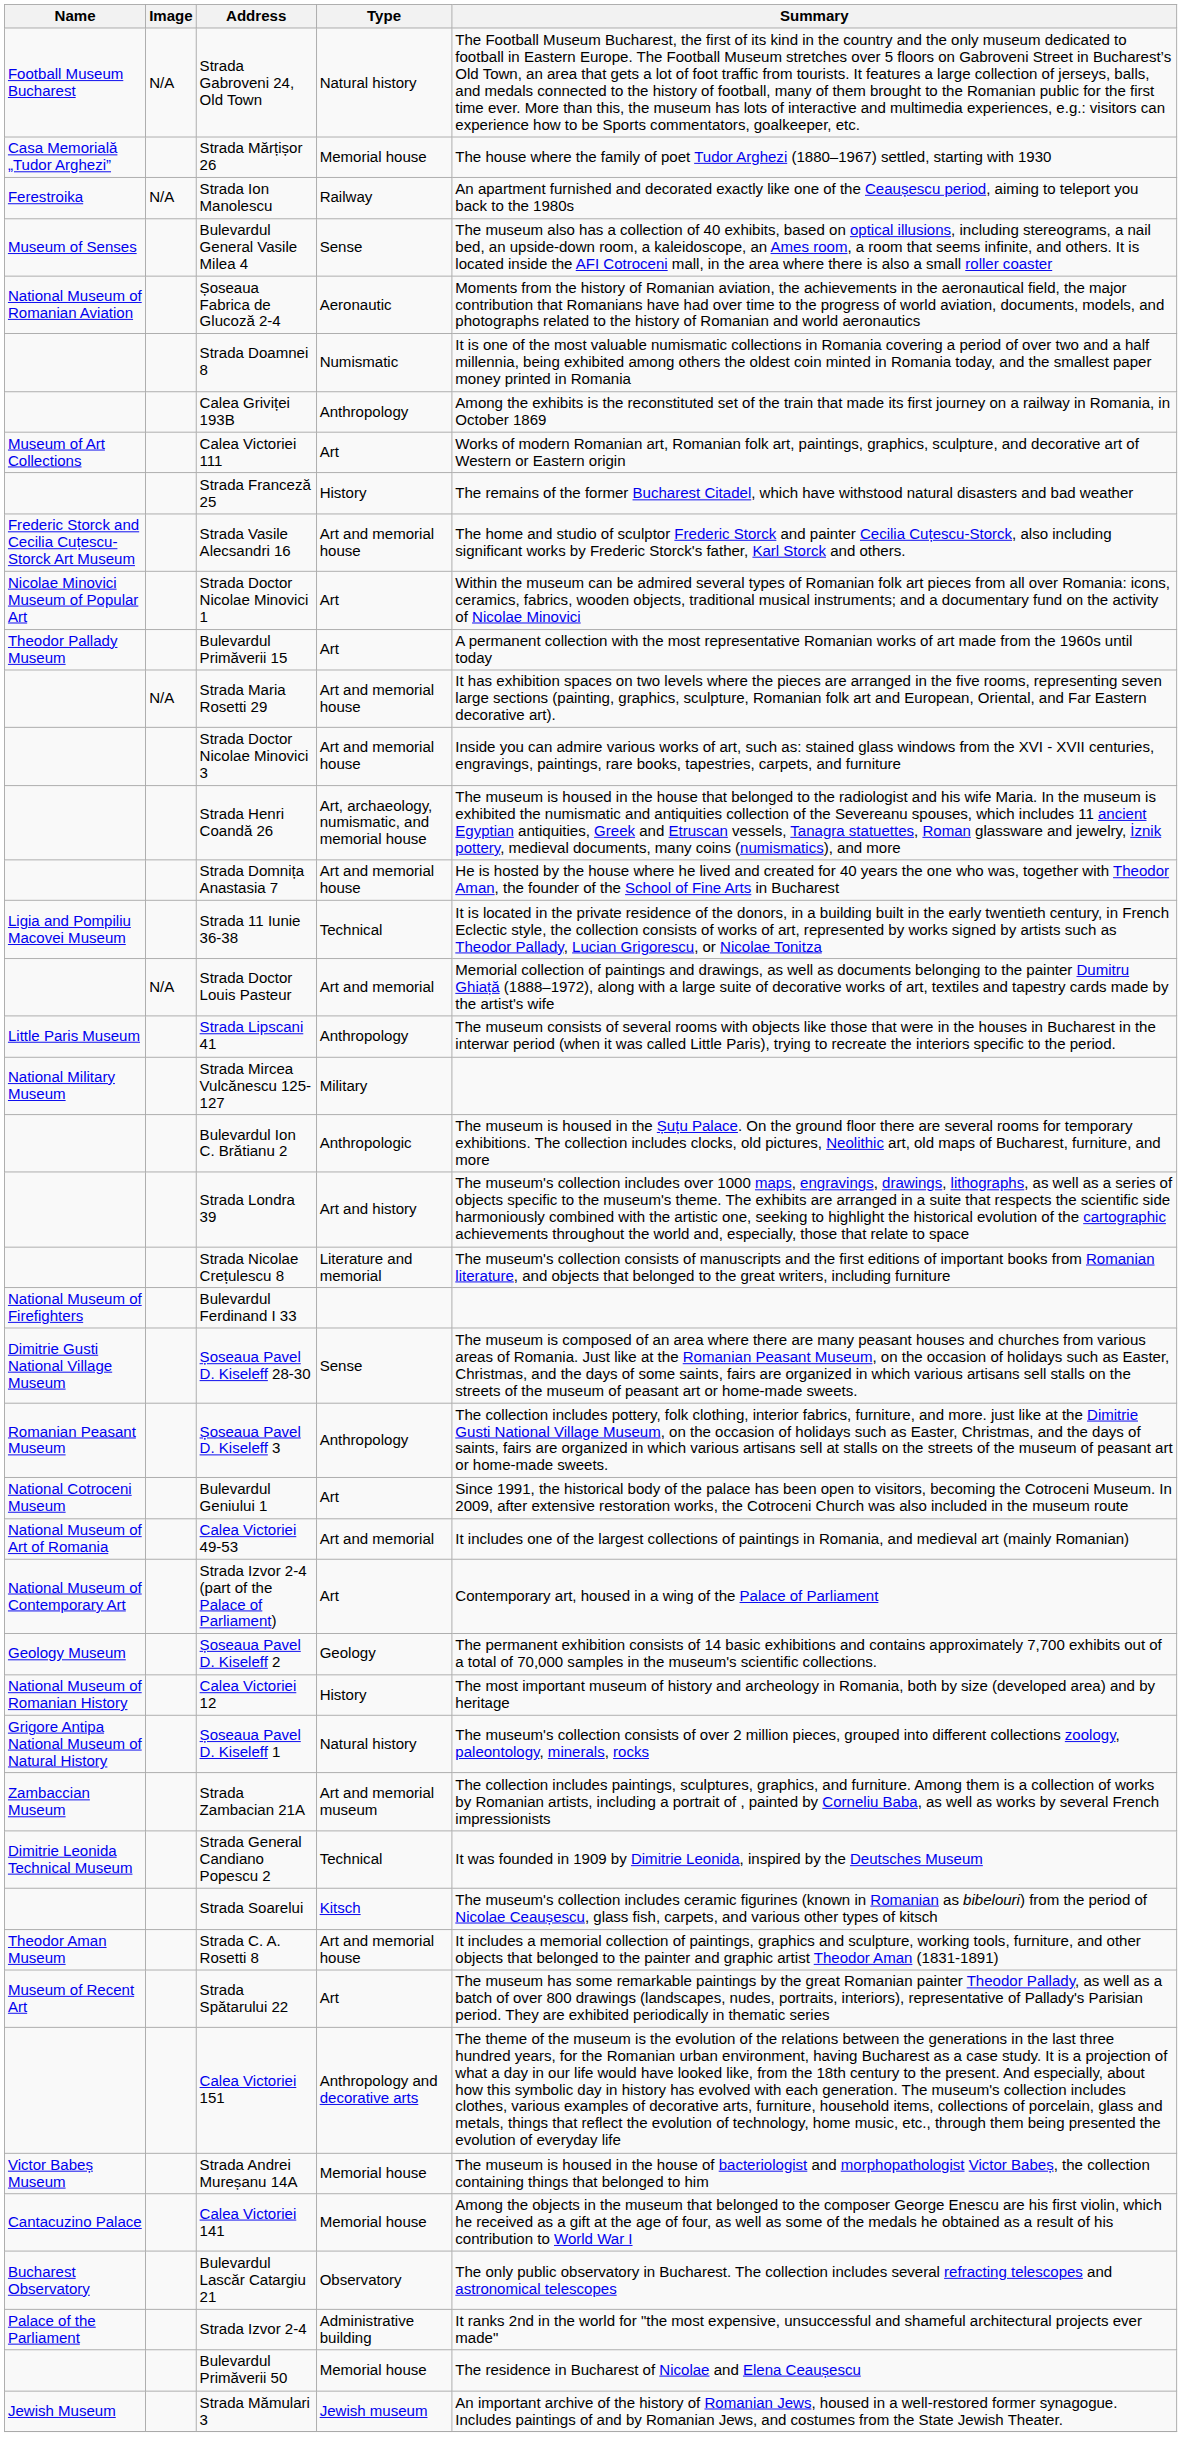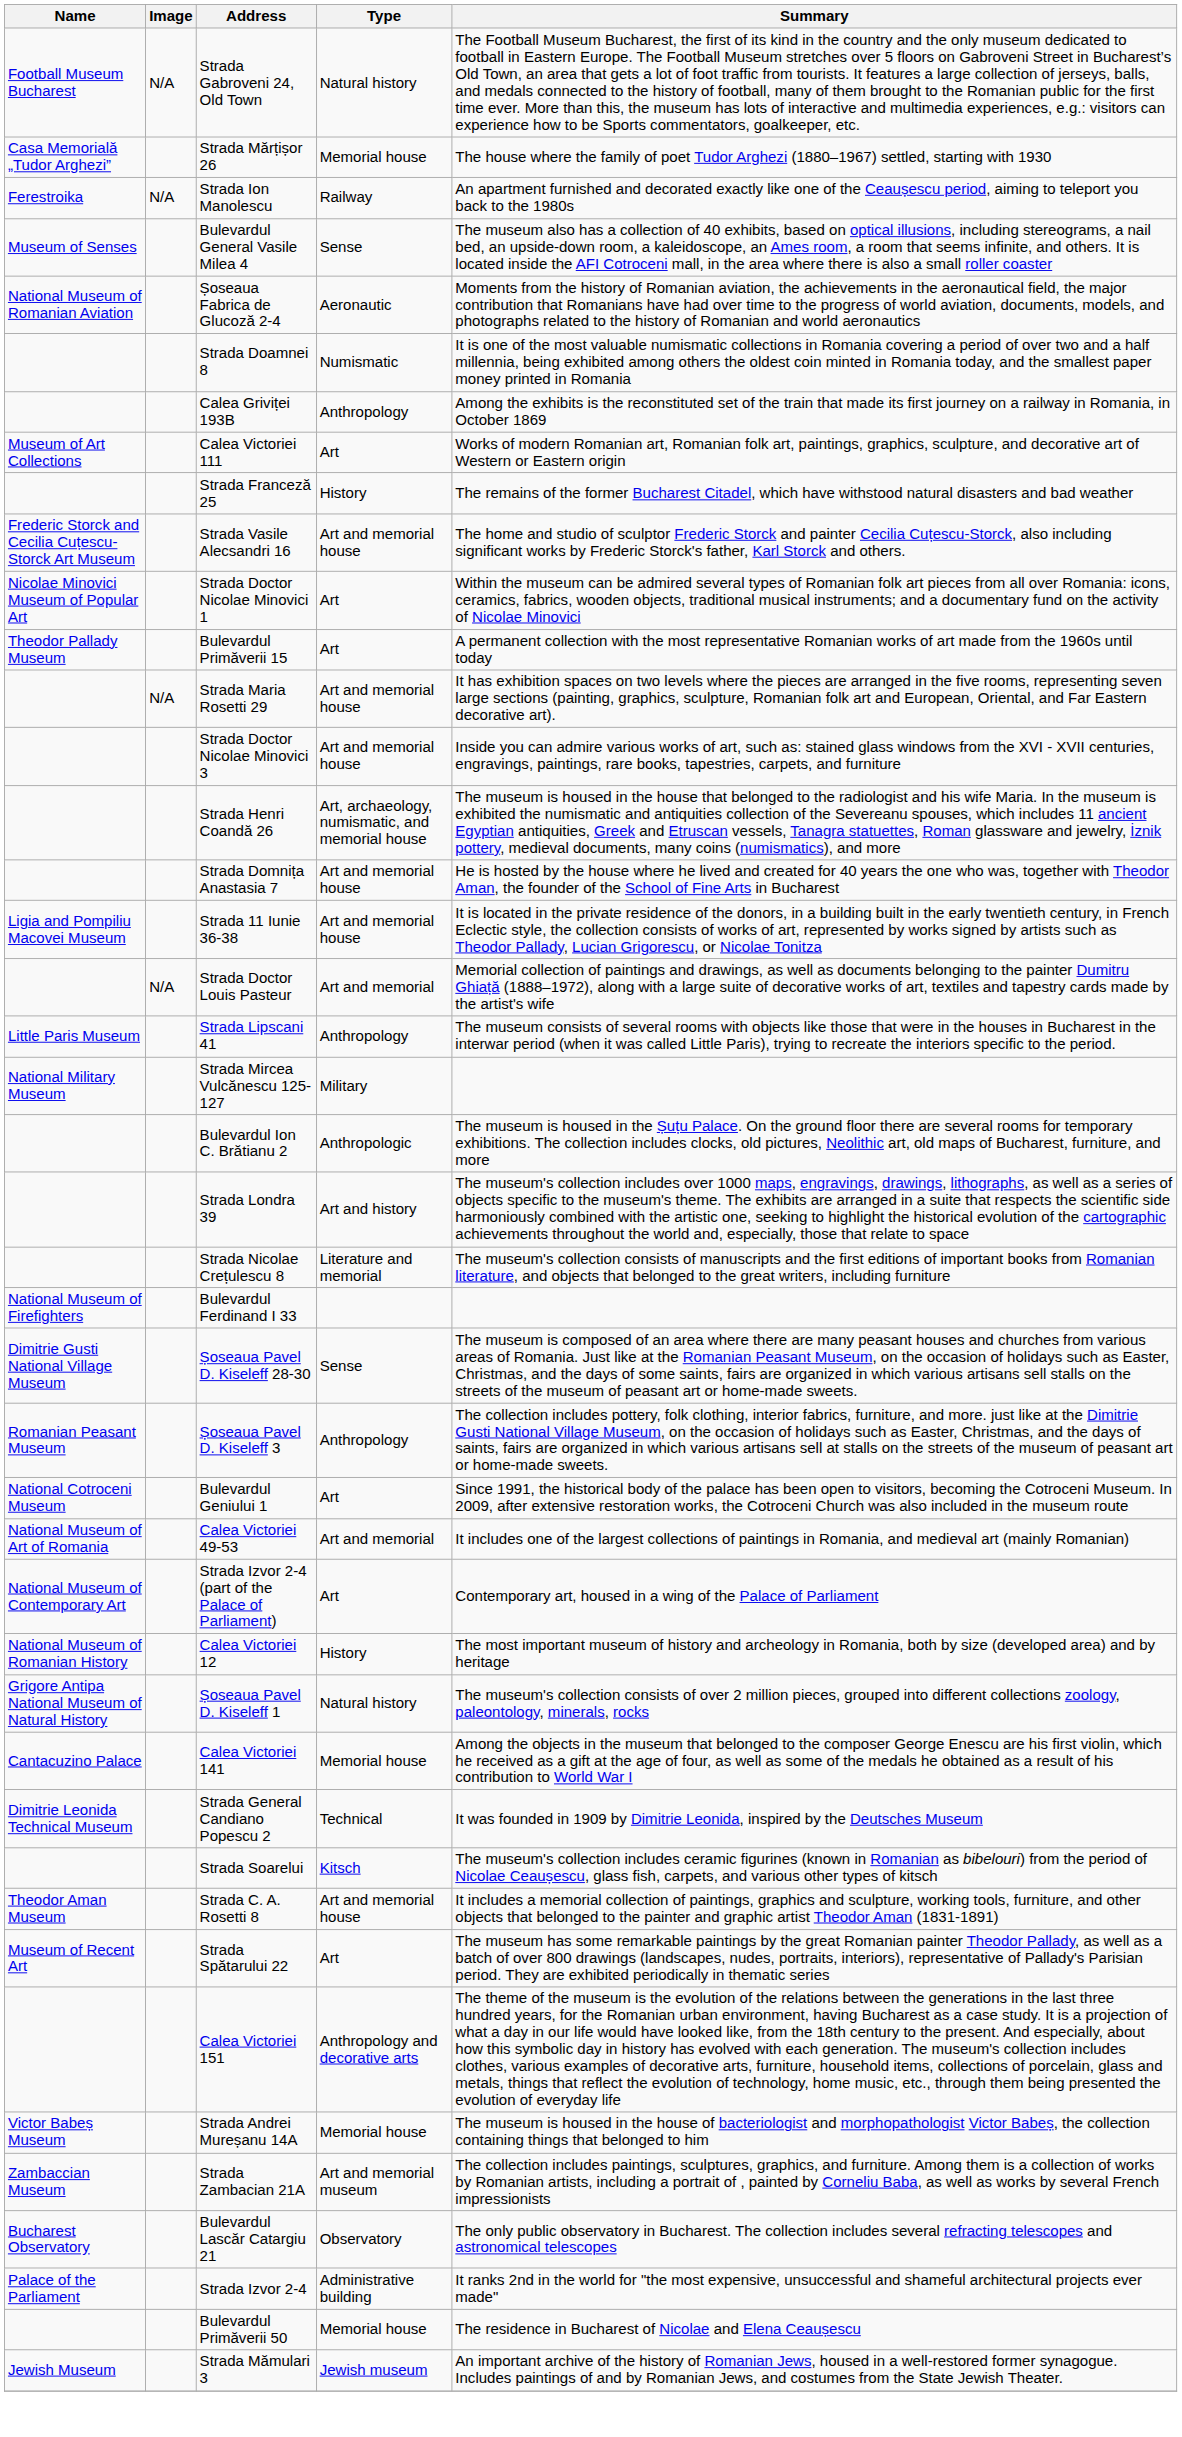(351, 929) Technical -> (377, 929) Art and memorial house
- row: (250, 1654)
rows swapped: (248, 2222) <-> (252, 1801)
